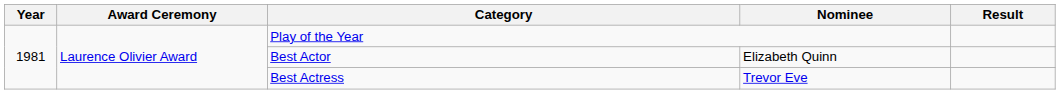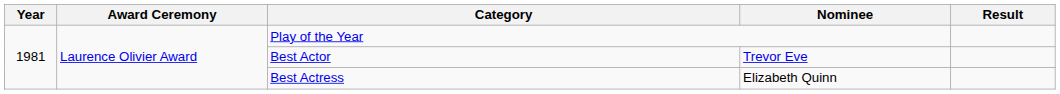(790, 57) Elizabeth Quinn -> (775, 57) Trevor Eve
(775, 78) Trevor Eve -> (790, 78) Elizabeth Quinn
